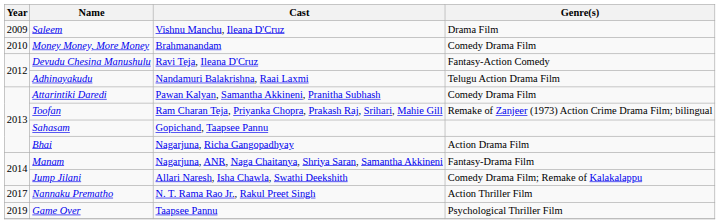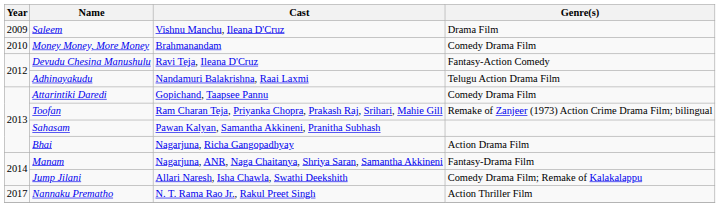(268, 95) Pawan Kalyan, Samantha Akkineni, Pranitha Subhash -> (212, 95) Gopichand, Taapsee Pannu
(212, 128) Gopichand, Taapsee Pannu -> (268, 128) Pawan Kalyan, Samantha Akkineni, Pranitha Subhash
- row: (56, 210)
